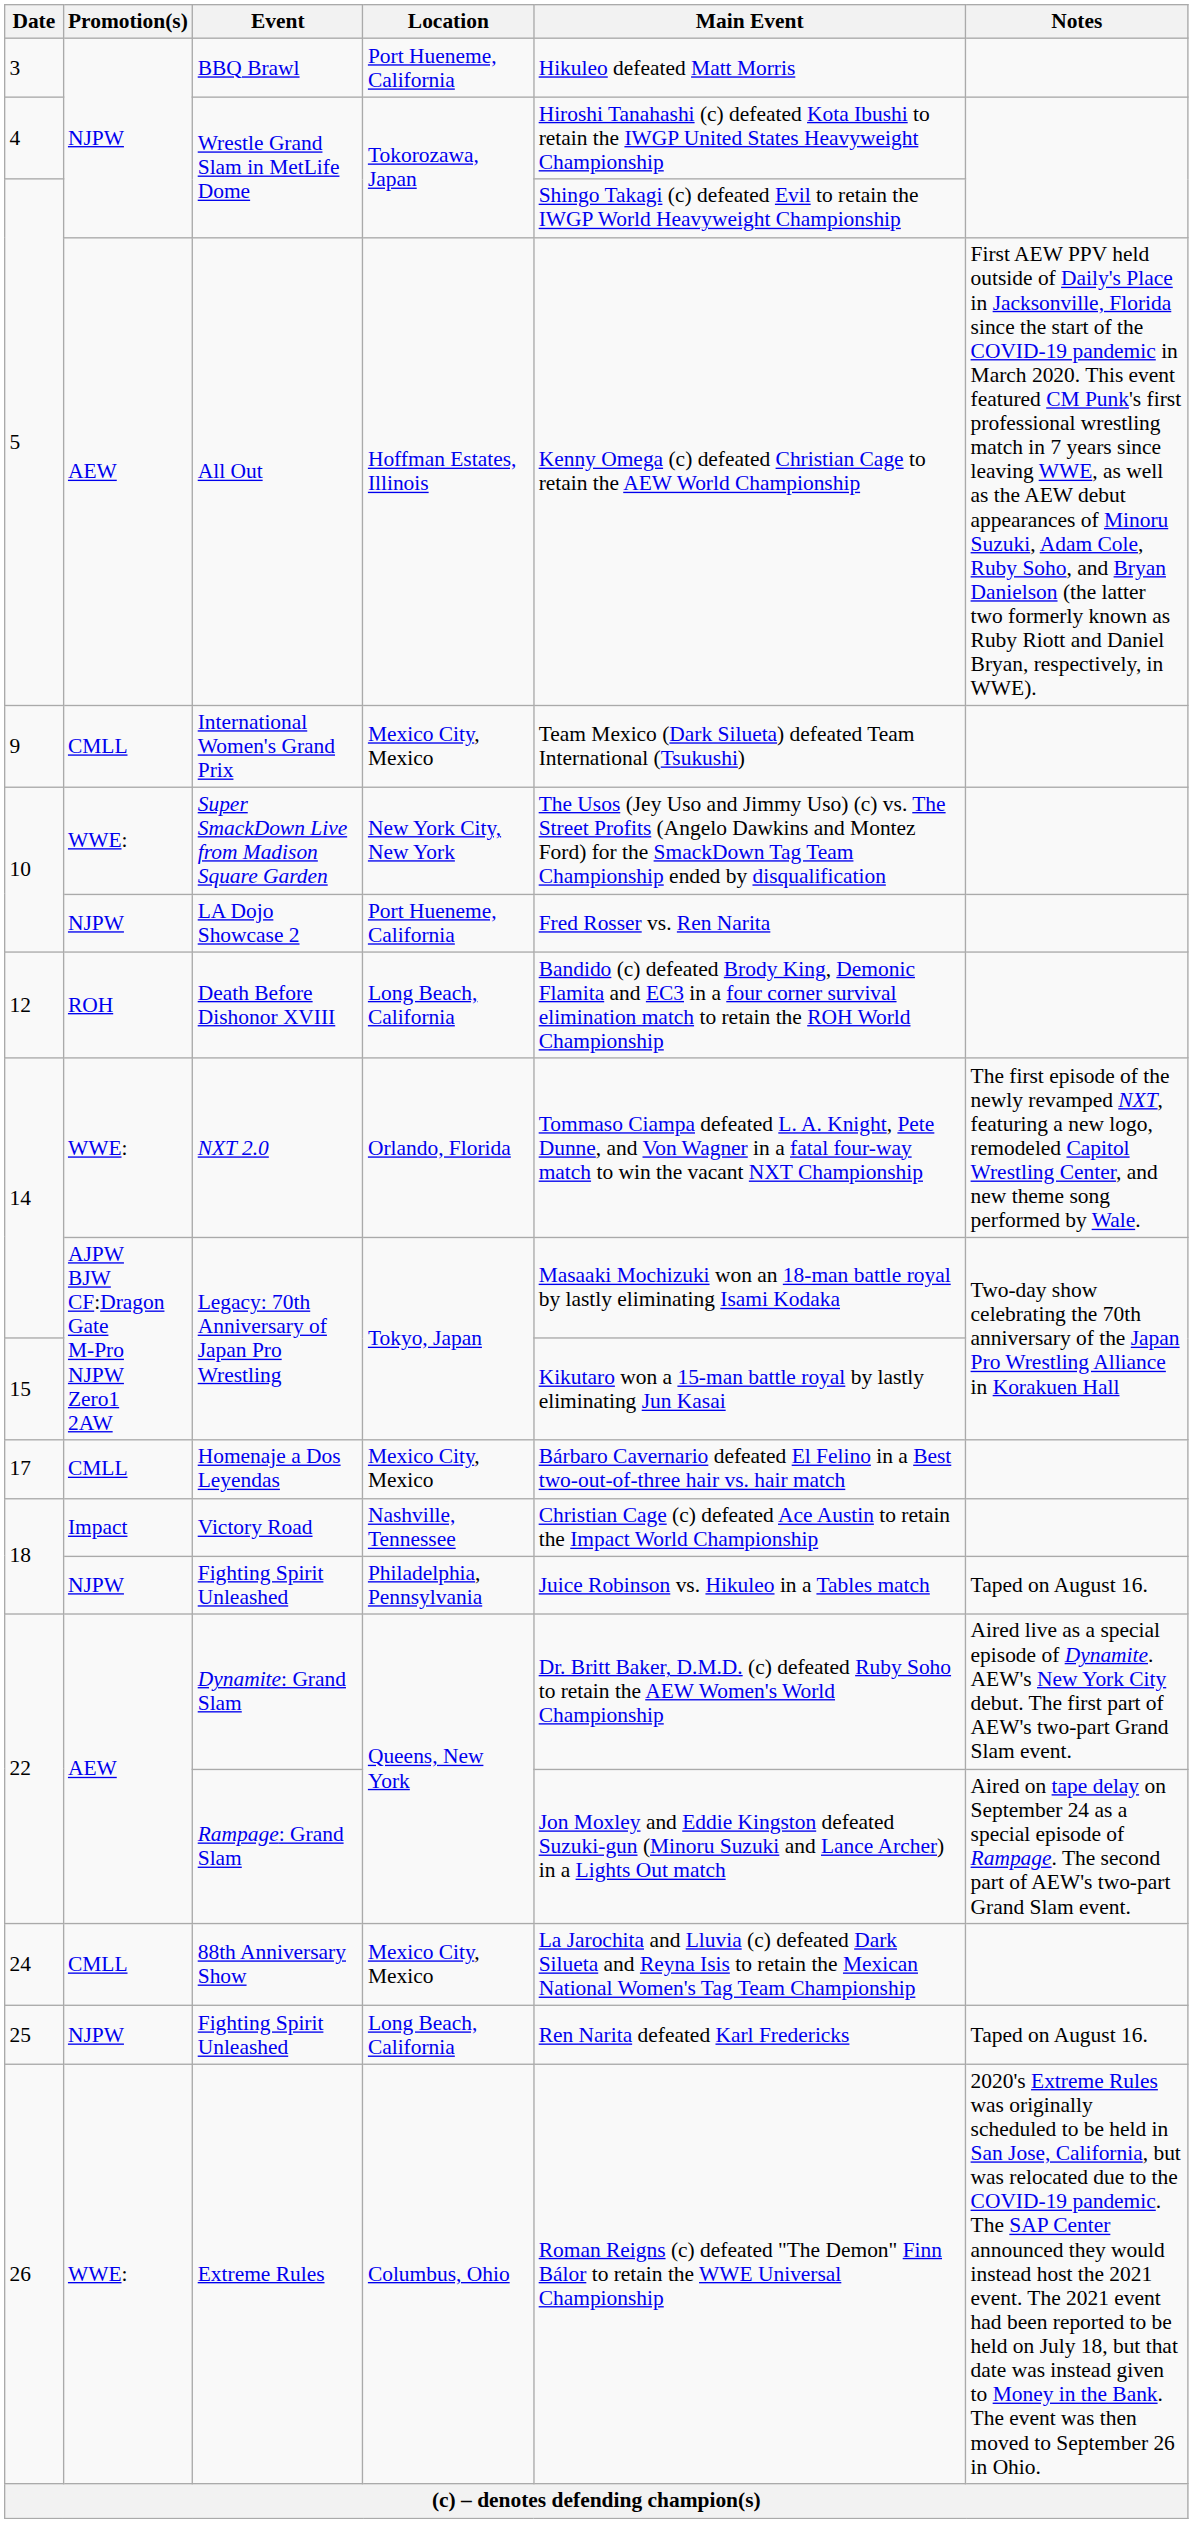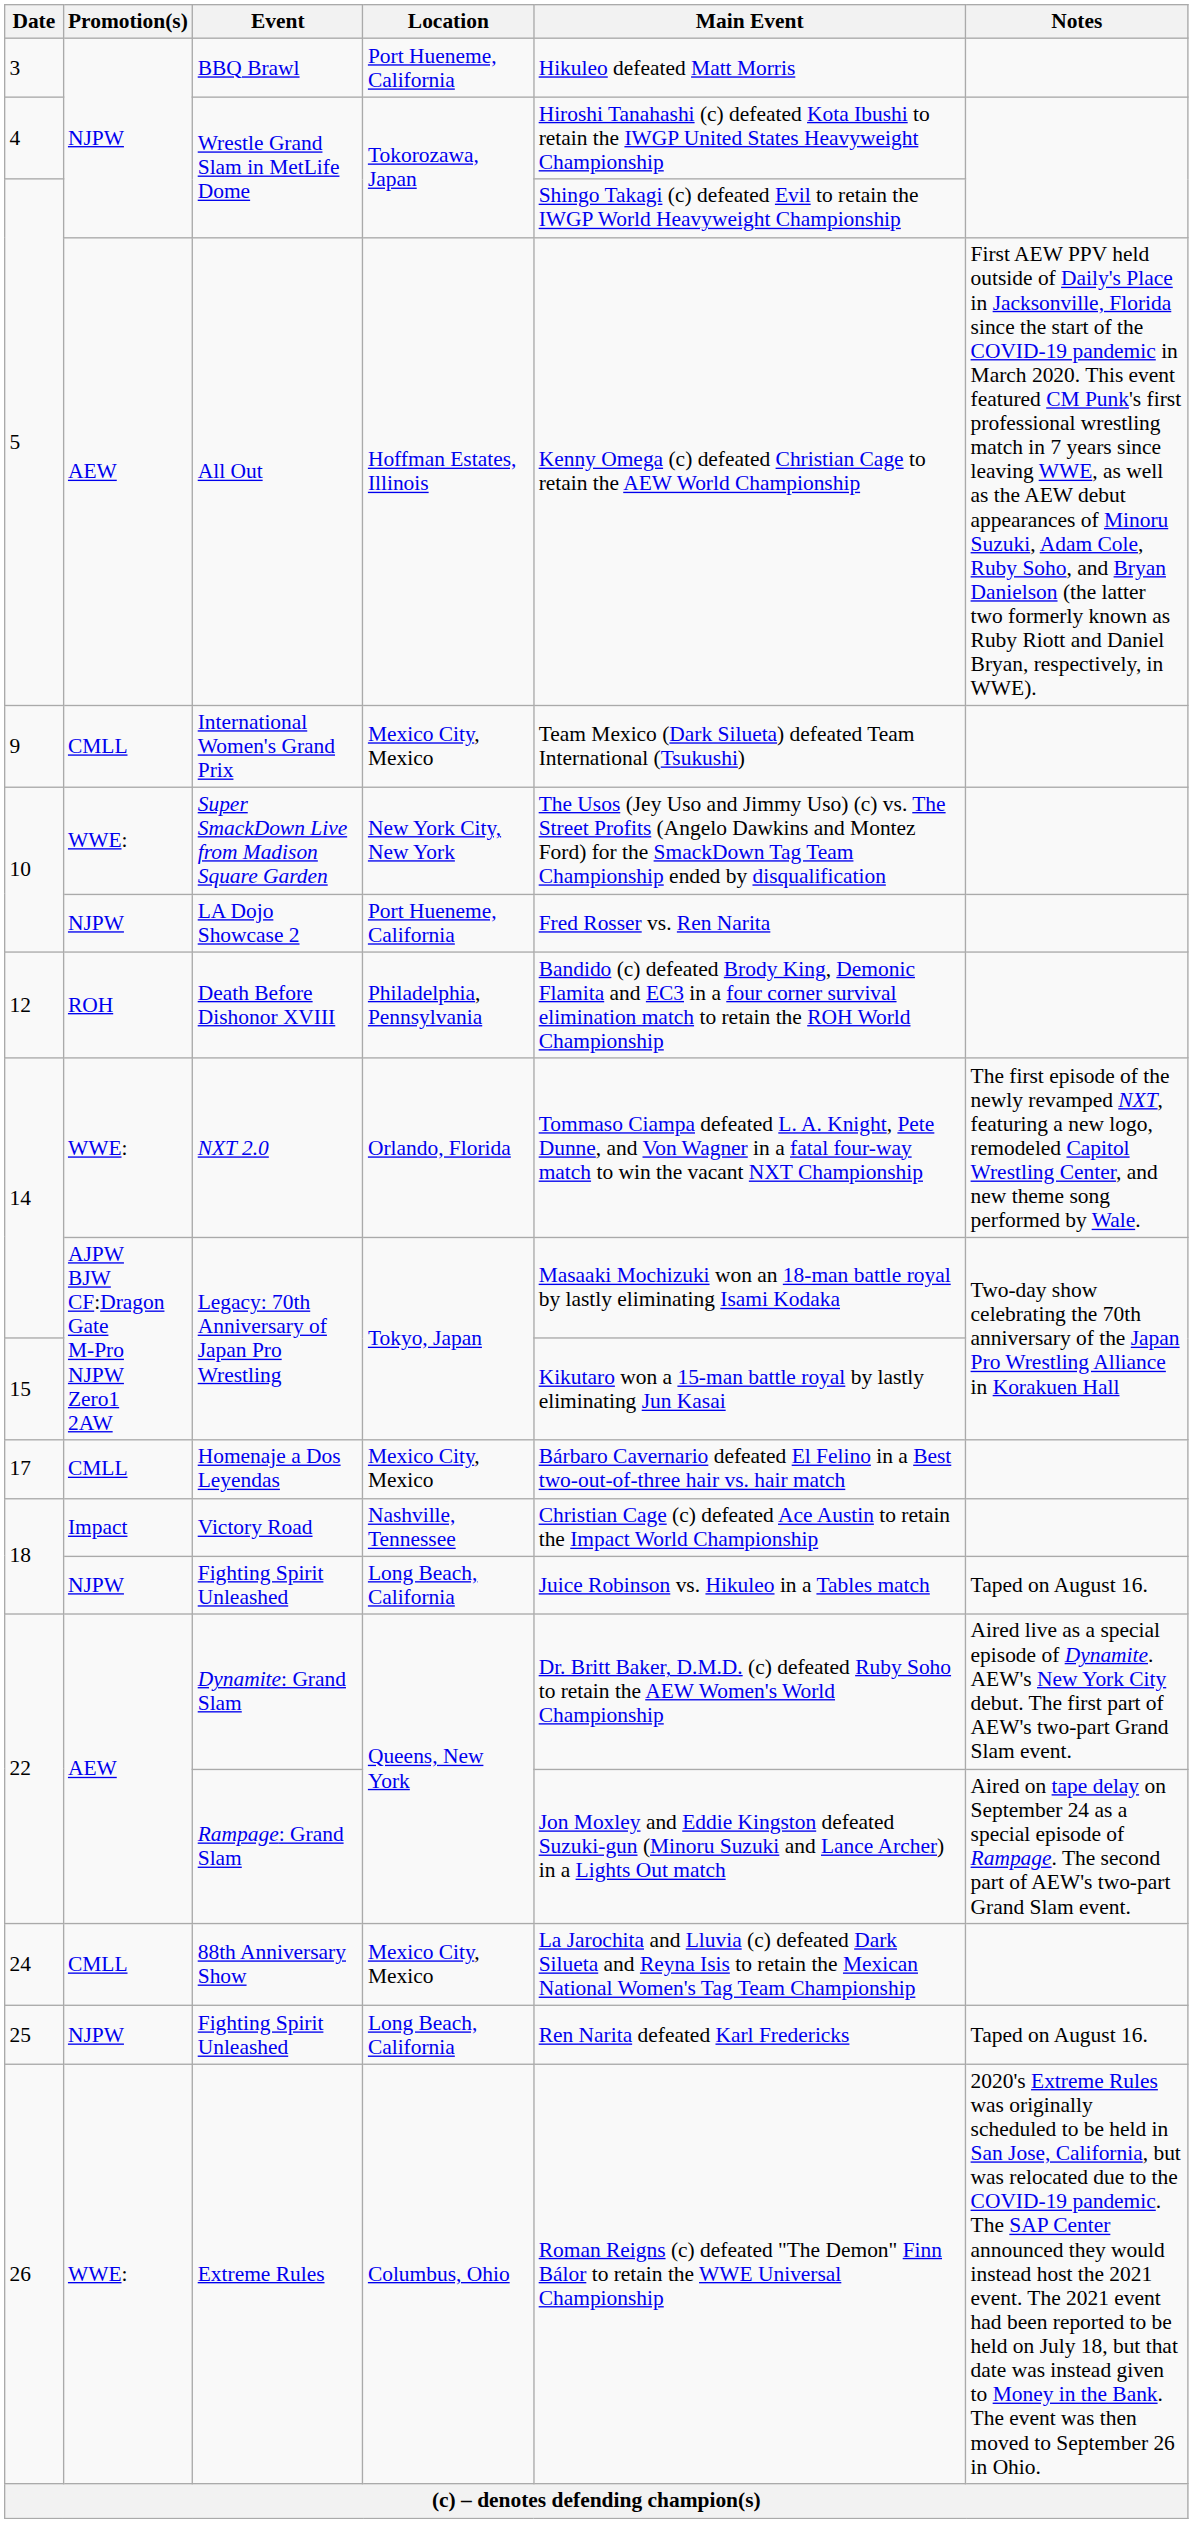(423, 1005) Long Beach, California -> (425, 1005) Philadelphia, Pennsylvania
(425, 1585) Philadelphia, Pennsylvania -> (423, 1585) Long Beach, California
